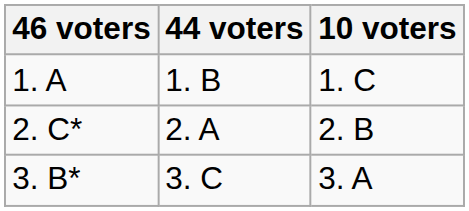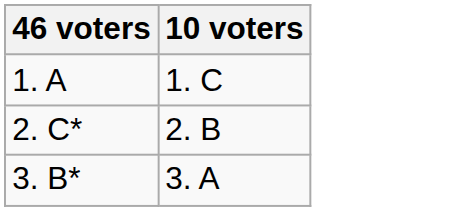- column: (234, 29)
